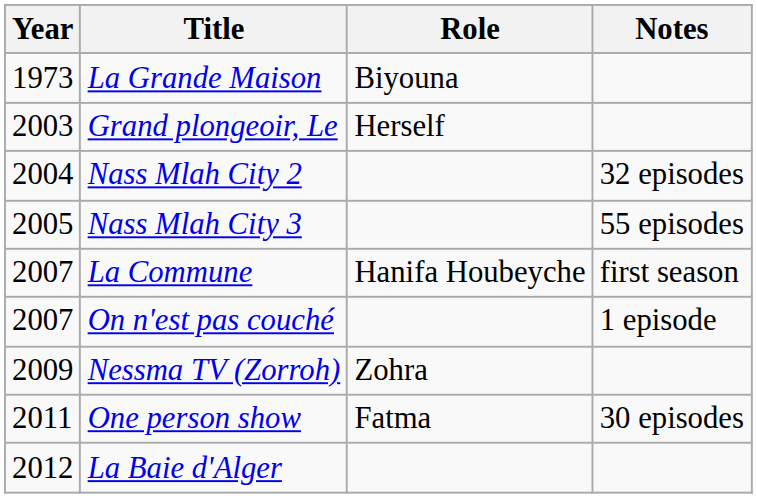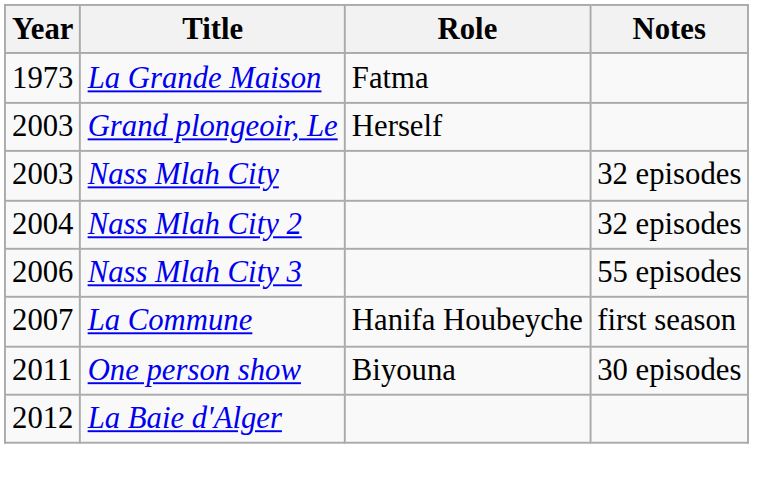(406, 77) Biyouna -> (390, 77) Fatma
+ row: (183, 175)
(43, 223) 2005 -> (43, 272) 2006
- row: (211, 321)
- row: (214, 369)
(393, 418) Fatma -> (404, 369) Biyouna
